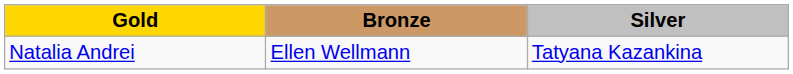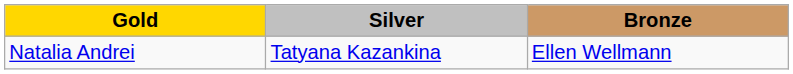columns swapped: (658, 20) <-> (397, 20)
